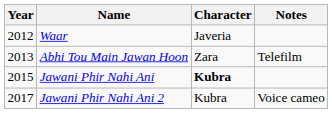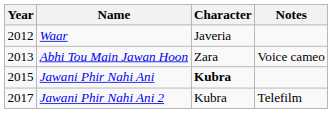(280, 56) Telefilm -> (291, 56) Voice cameo
(291, 98) Voice cameo -> (280, 98) Telefilm
